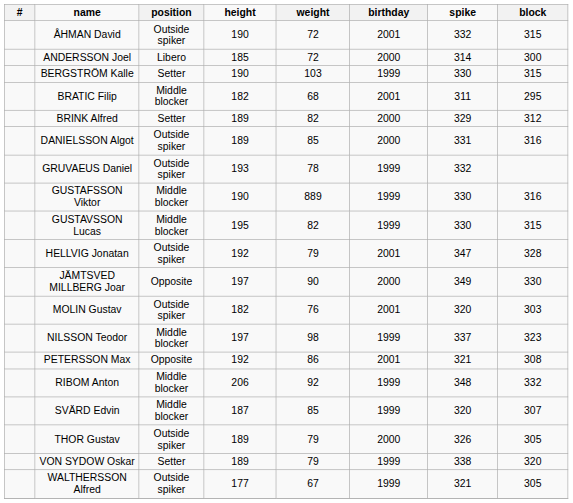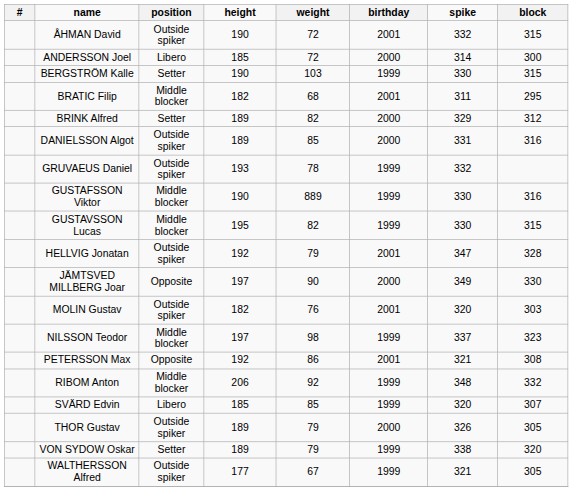(171, 411) Middle blocker -> (171, 405) Libero
(240, 411) 187 -> (240, 405) 185
